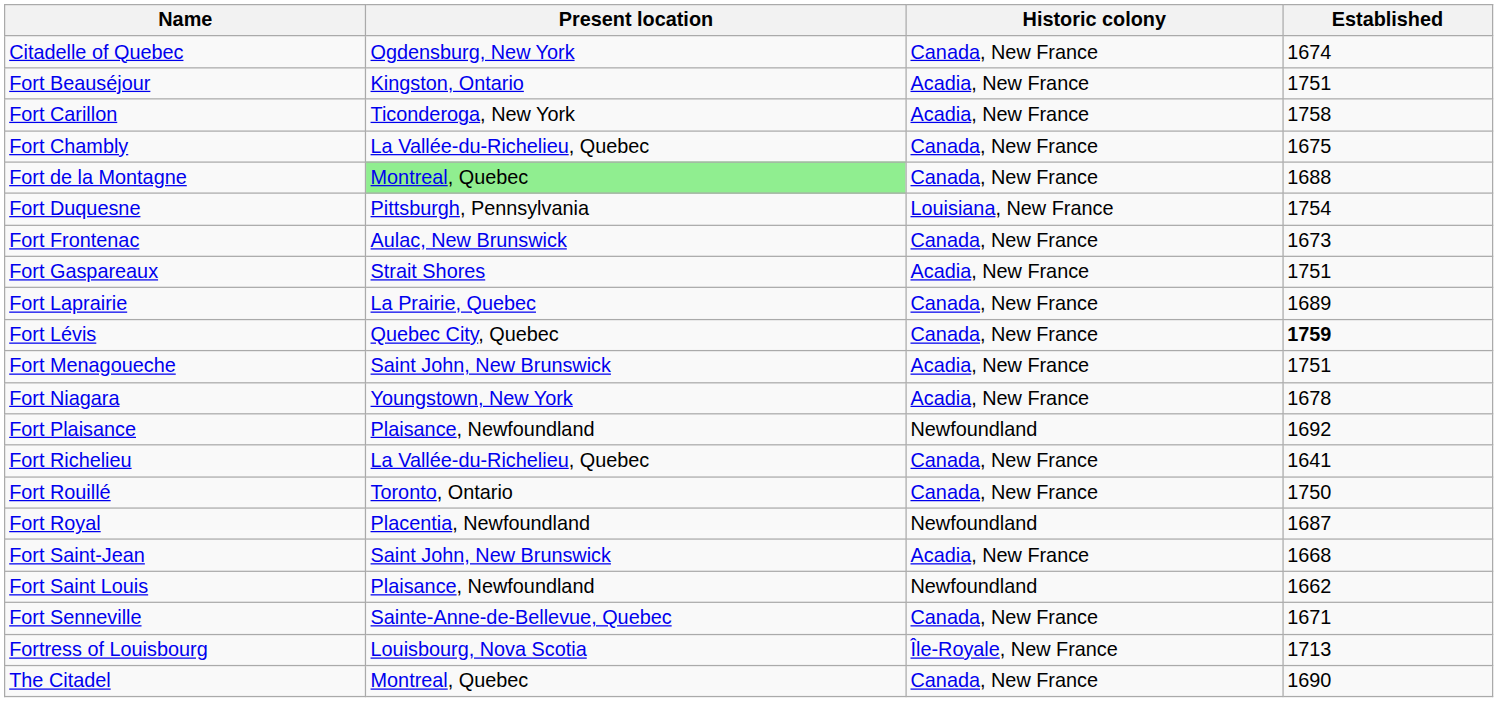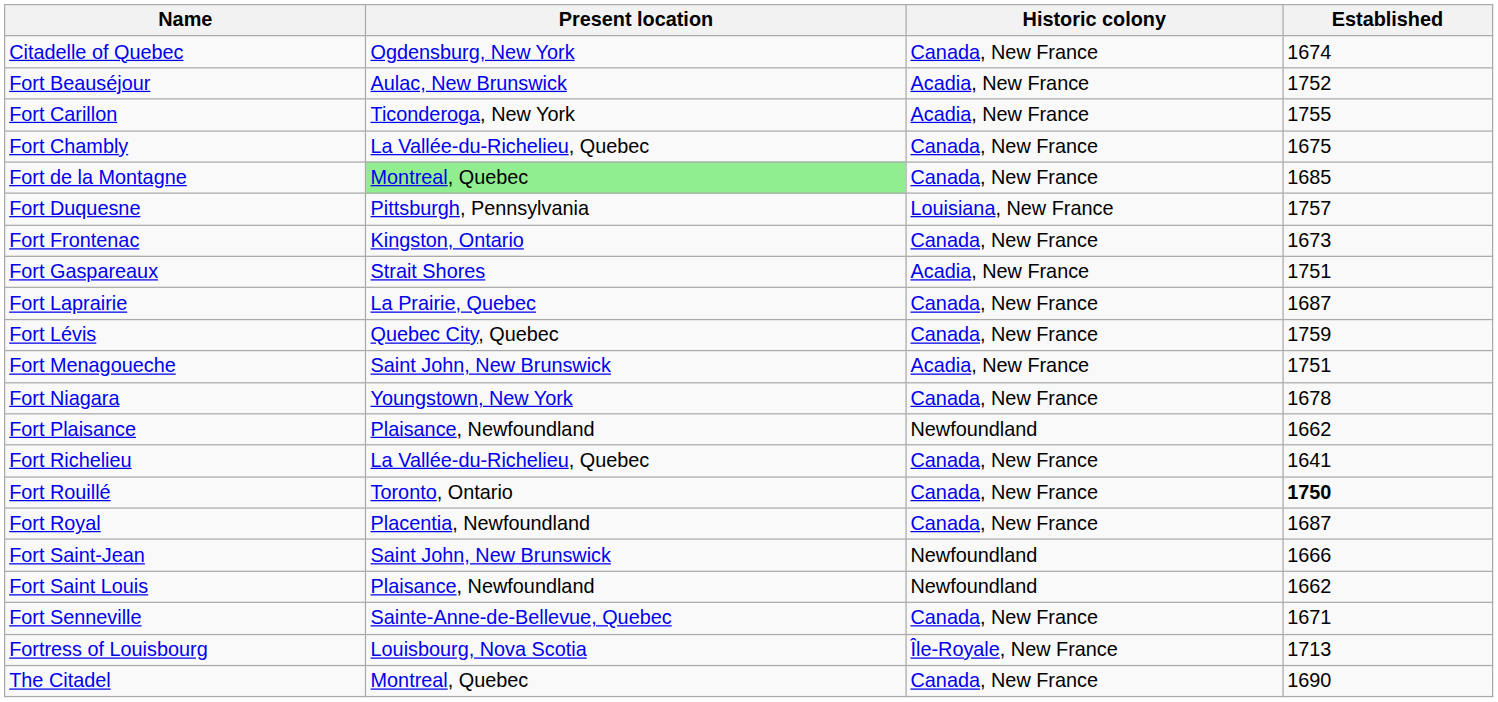(447, 83) Kingston, Ontario -> (469, 83) Aulac, New Brunswick
(1309, 83) 1751 -> (1309, 83) 1752
(1309, 114) 1758 -> (1309, 114) 1755
(1309, 177) 1688 -> (1309, 177) 1685
(1309, 209) 1754 -> (1309, 209) 1757
(469, 240) Aulac, New Brunswick -> (447, 240) Kingston, Ontario
(1309, 303) 1689 -> (1309, 303) 1687
(1309, 334) bold -> (1309, 334) normal
(1000, 397) Acadia, New France -> (1004, 397) Canada, New France
(1309, 429) 1692 -> (1309, 429) 1662
(1309, 492) normal -> (1309, 492) bold
(974, 523) Newfoundland -> (1004, 523) Canada, New France
(1000, 555) Acadia, New France -> (974, 555) Newfoundland
(1309, 555) 1668 -> (1309, 555) 1666
